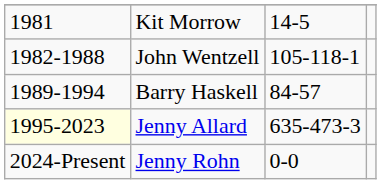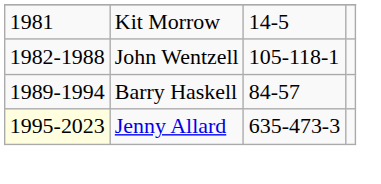- row: (188, 160)
